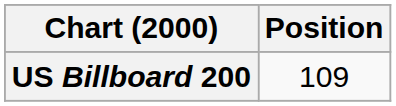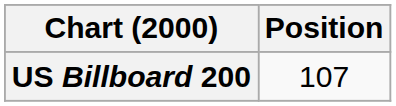(324, 76) 109 -> (324, 76) 107
